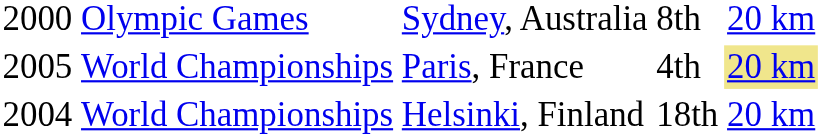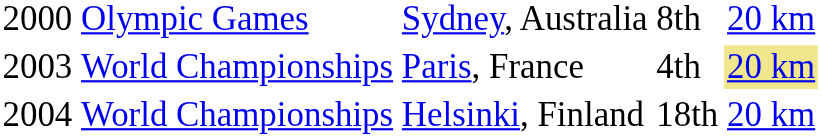(37, 66) 2005 -> (37, 66) 2003
